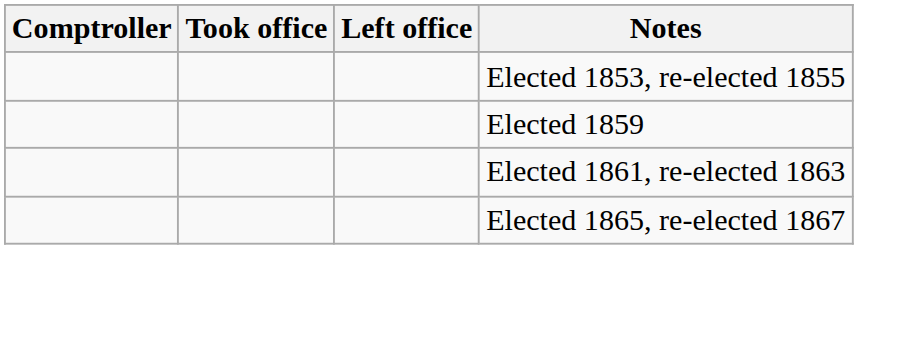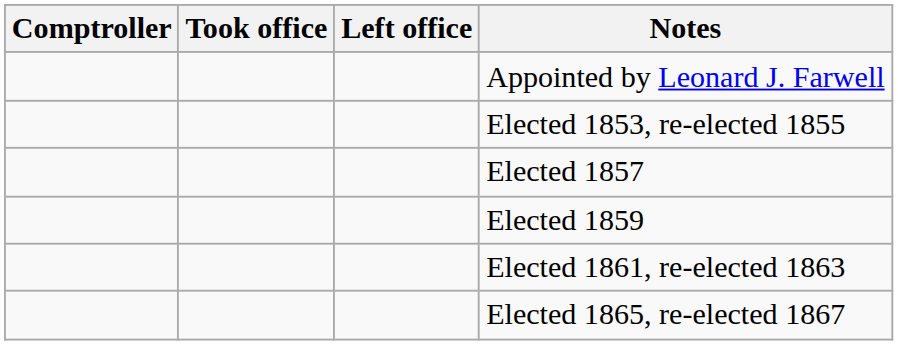+ row: (685, 76)
+ row: (565, 171)
